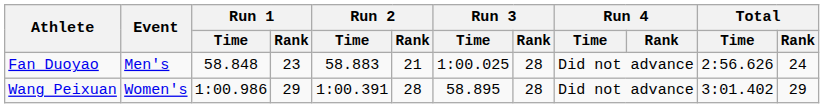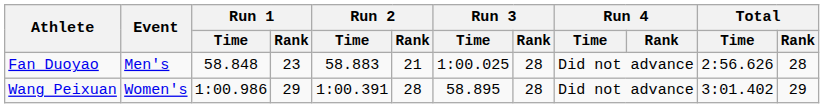(798, 65) 24 -> (798, 65) 28
